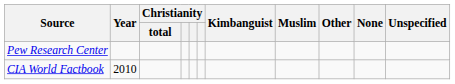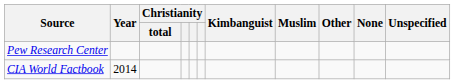(125, 69) 2010 -> (125, 69) 2014
